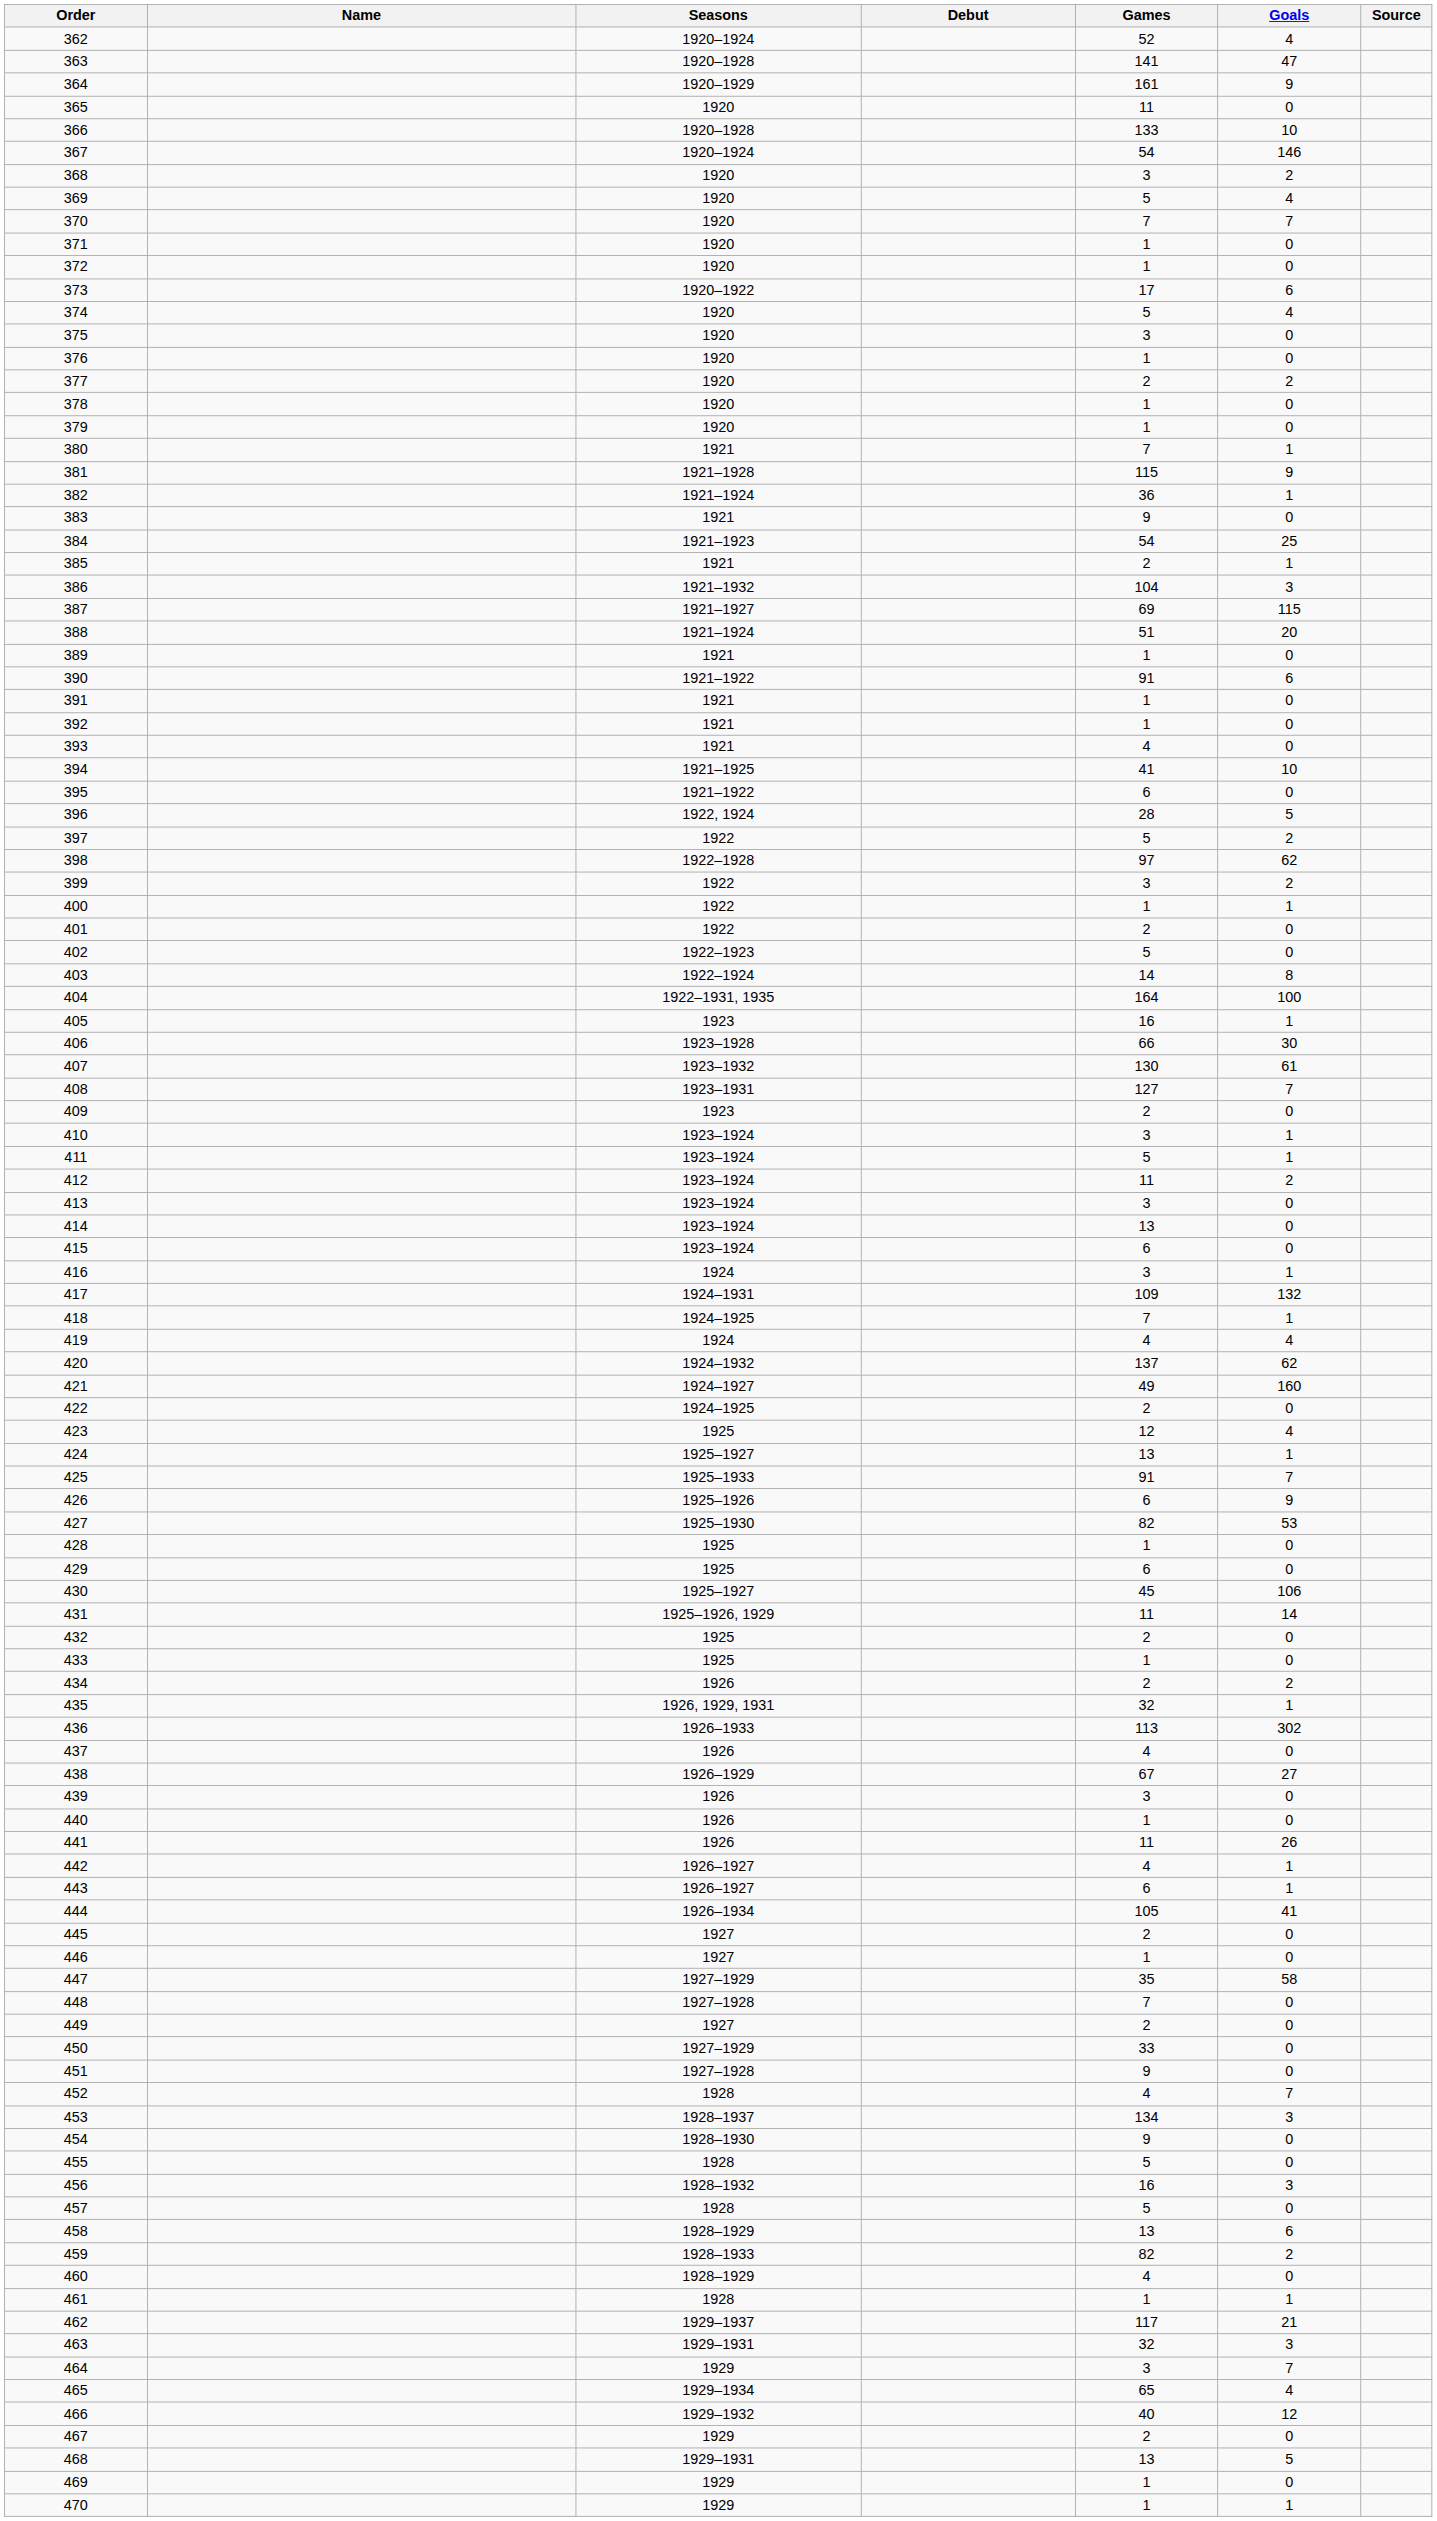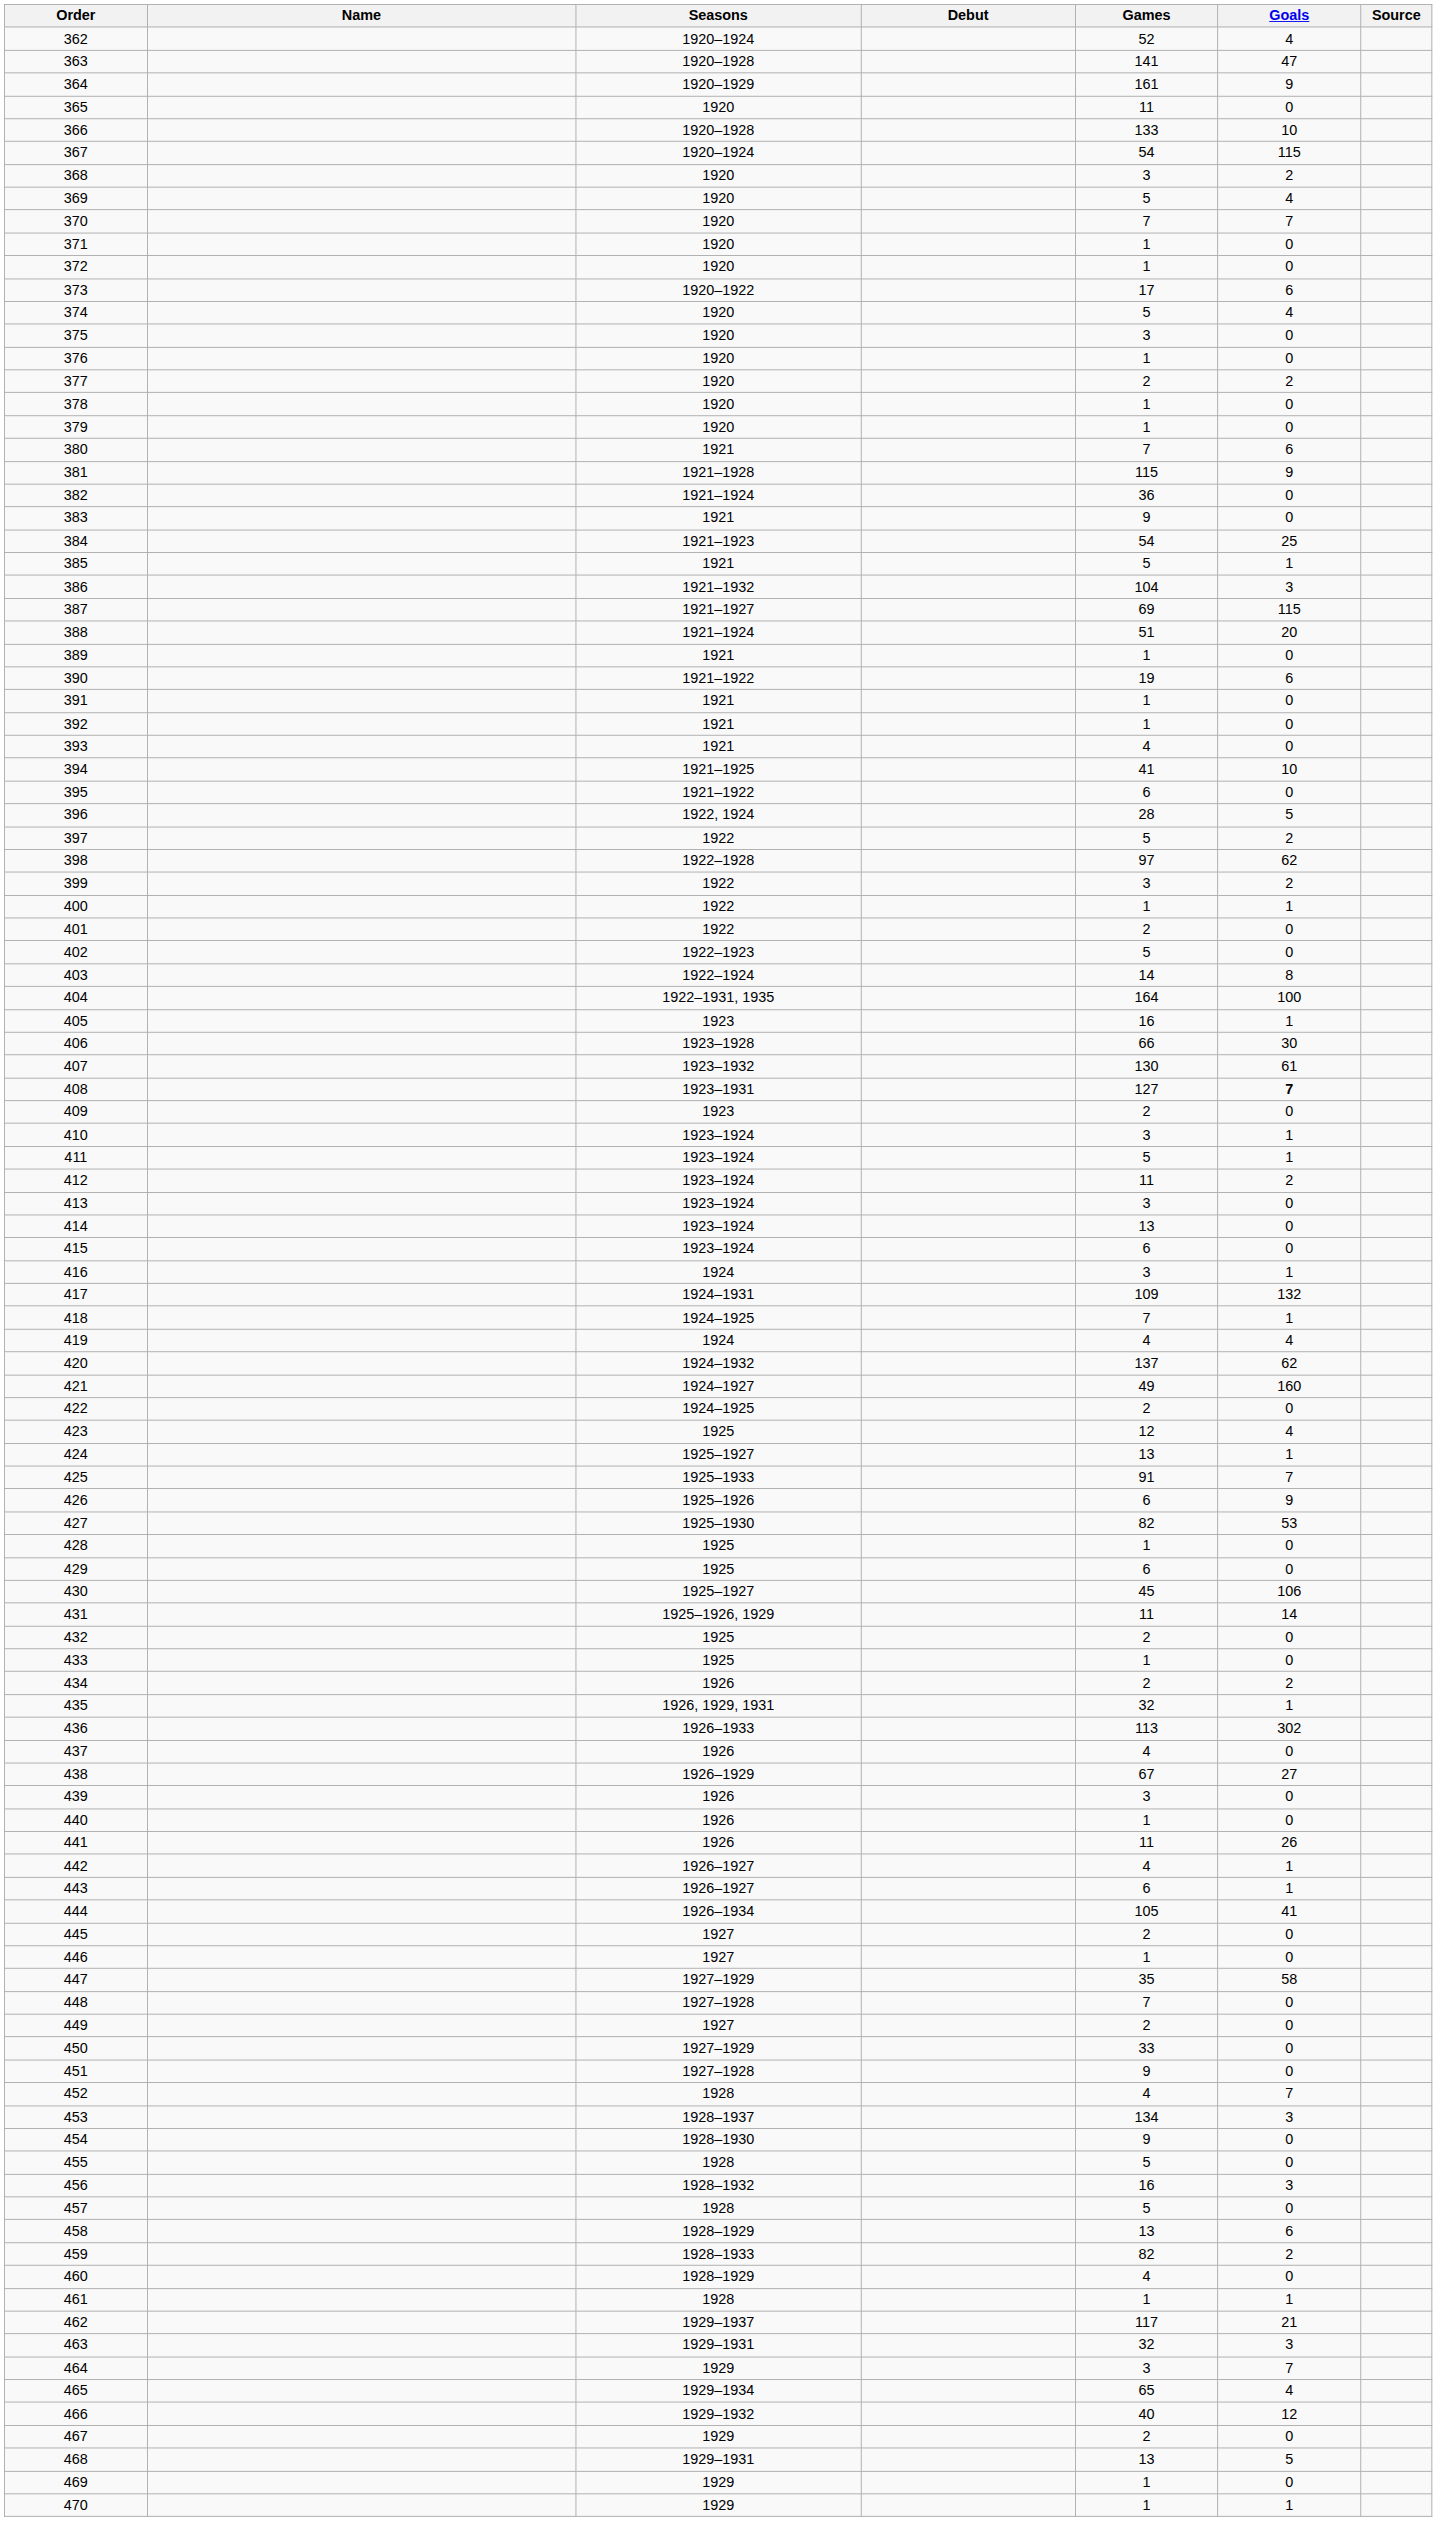(1289, 152) 146 -> (1289, 152) 115
(1289, 449) 1 -> (1289, 449) 6
(1289, 495) 1 -> (1289, 495) 0
(1147, 564) 2 -> (1147, 564) 5
(1147, 678) 91 -> (1147, 678) 19
(1289, 1089) normal -> (1289, 1089) bold
